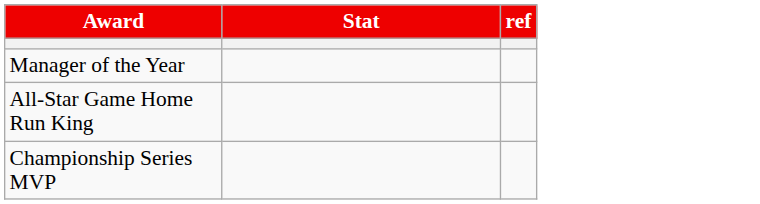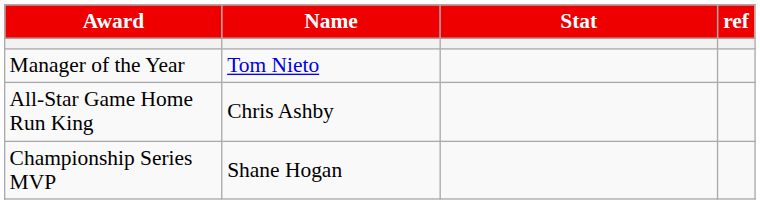+ column: (331, 44)
